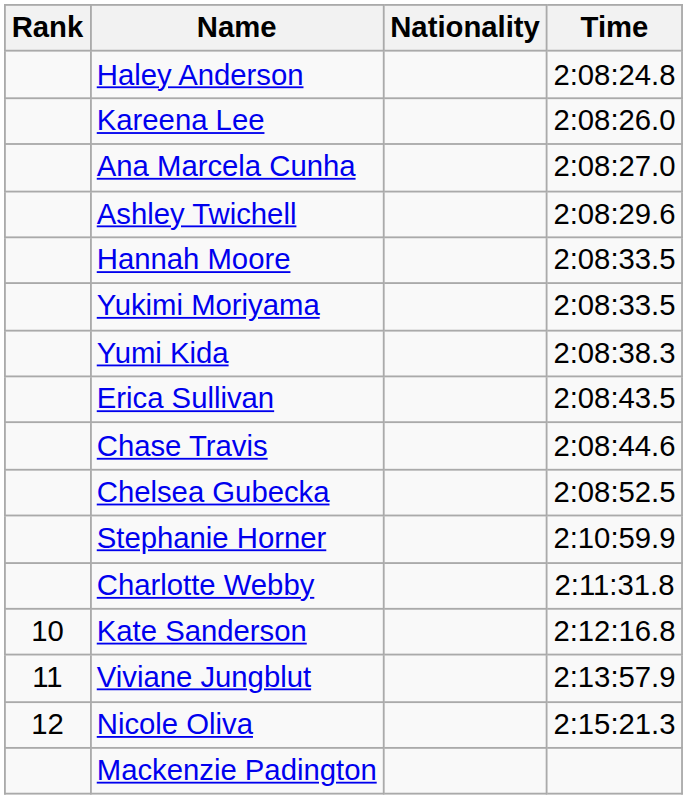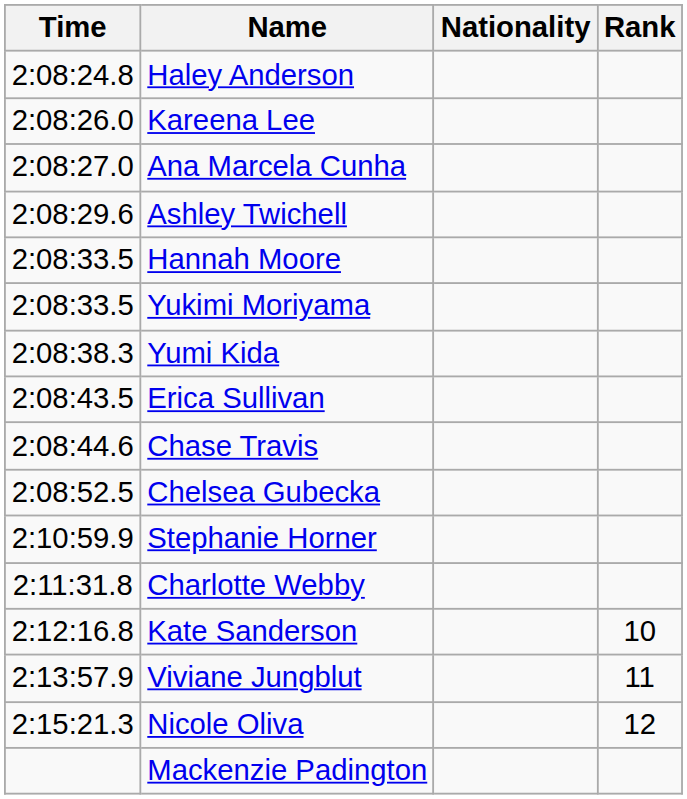columns swapped: (47, 27) <-> (614, 27)
